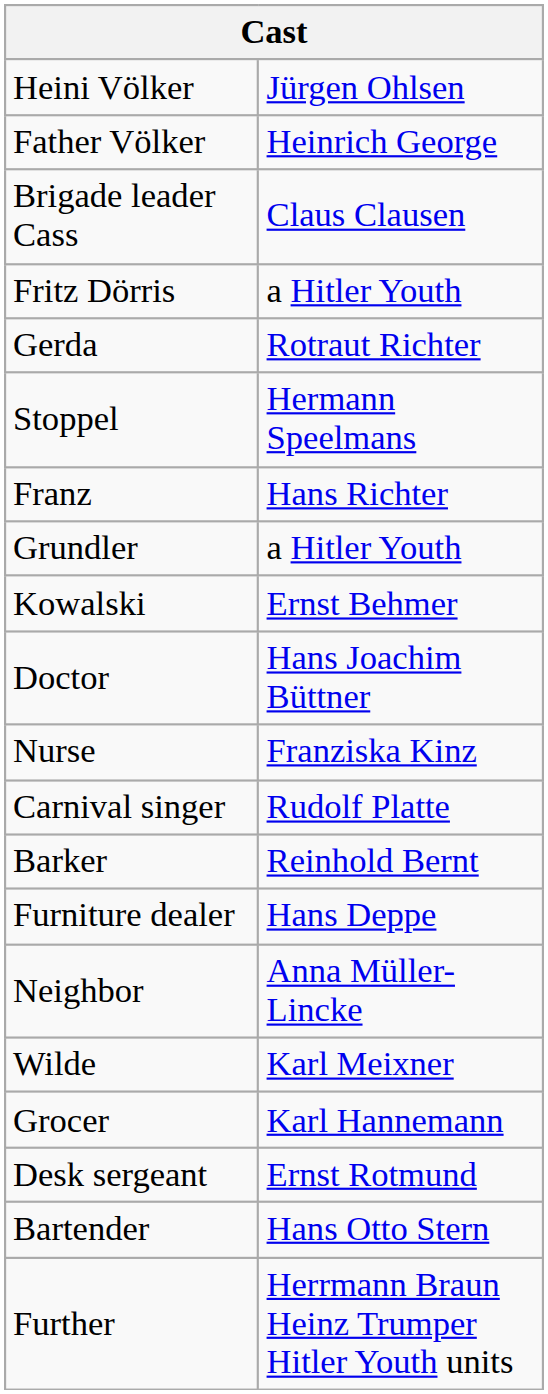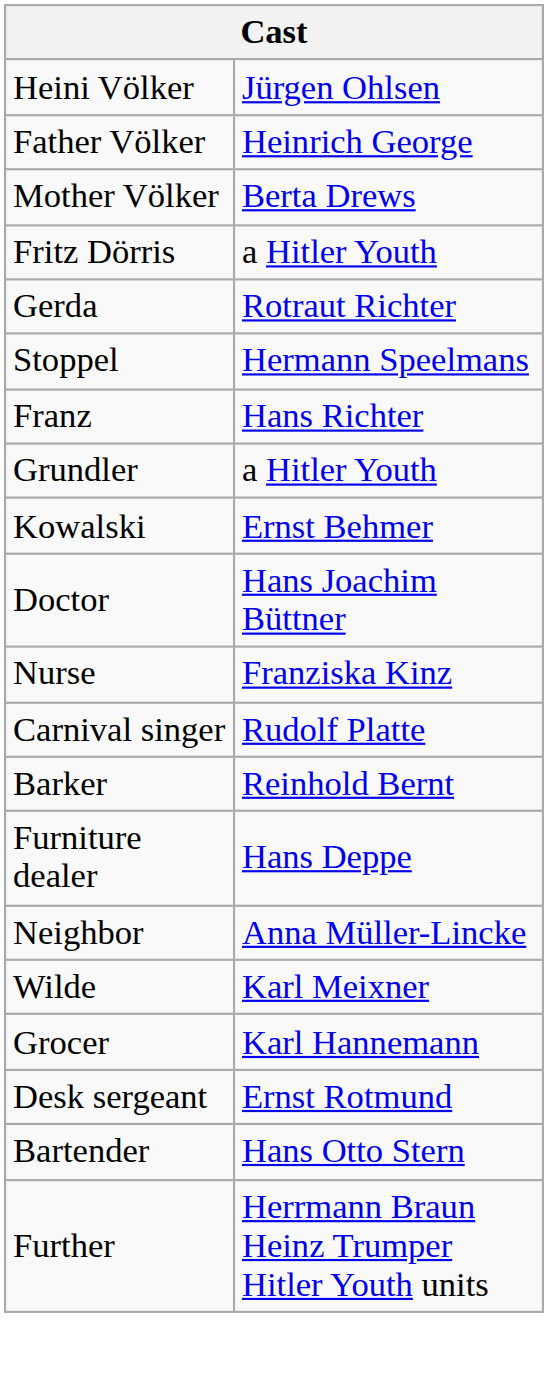+ row: (116, 196)
- row: (114, 215)
